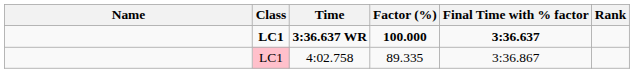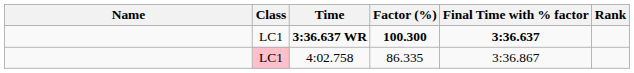(271, 36) bold -> (271, 36) normal
(405, 36) 100.000 -> (405, 36) 100.300
(405, 57) 89.335 -> (405, 57) 86.335
